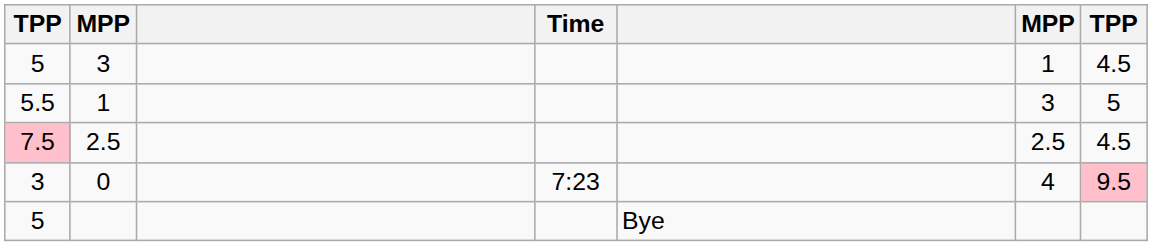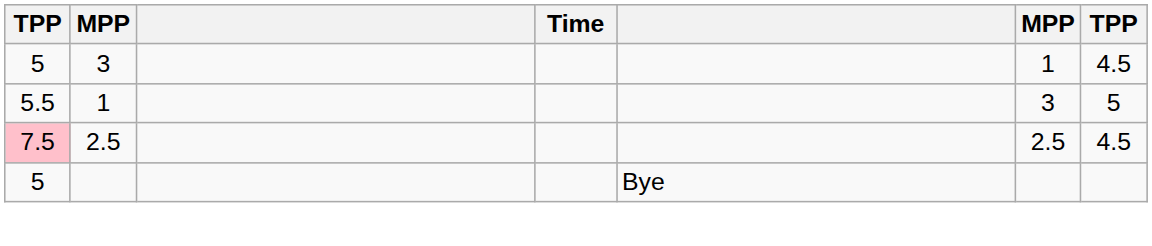- row: (103, 181)
